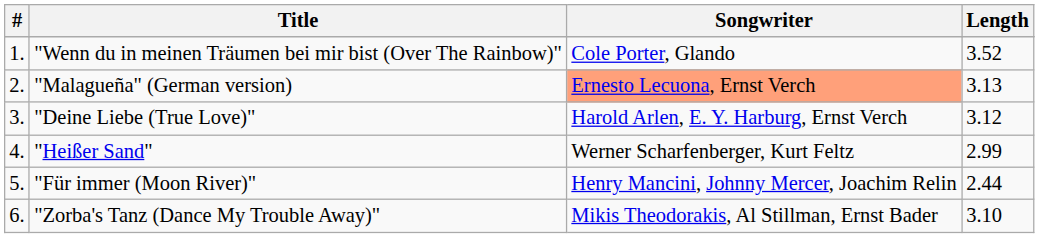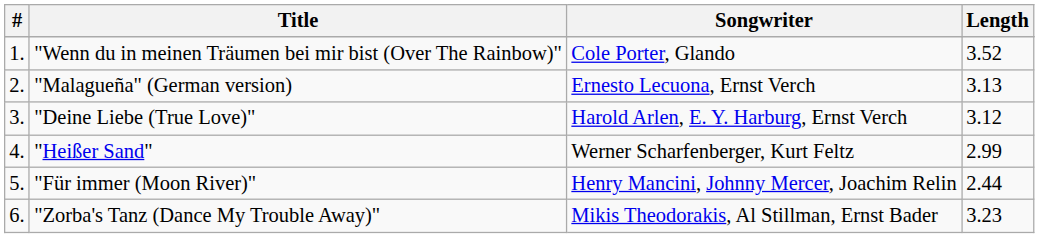(693, 85) lightsalmon background -> (693, 85) no background
(984, 215) 3.10 -> (984, 215) 3.23
